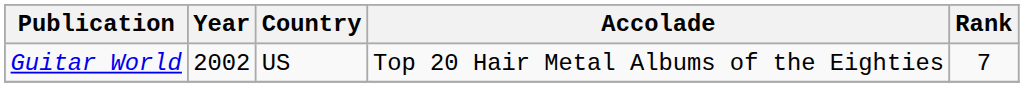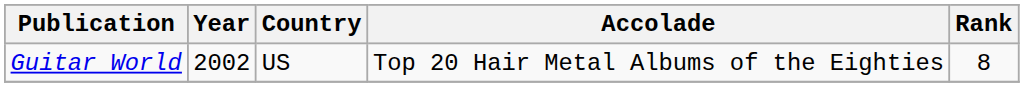(984, 63) 7 -> (984, 63) 8
